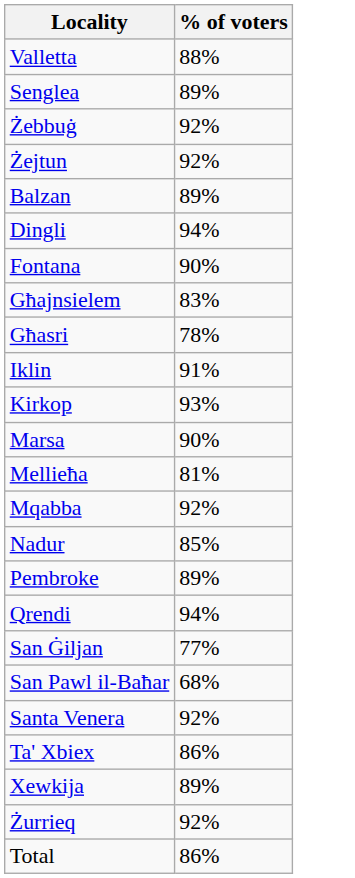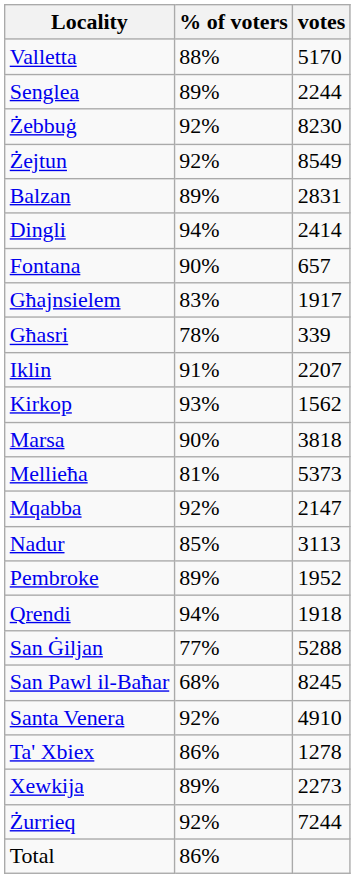+ column: (322, 21)
